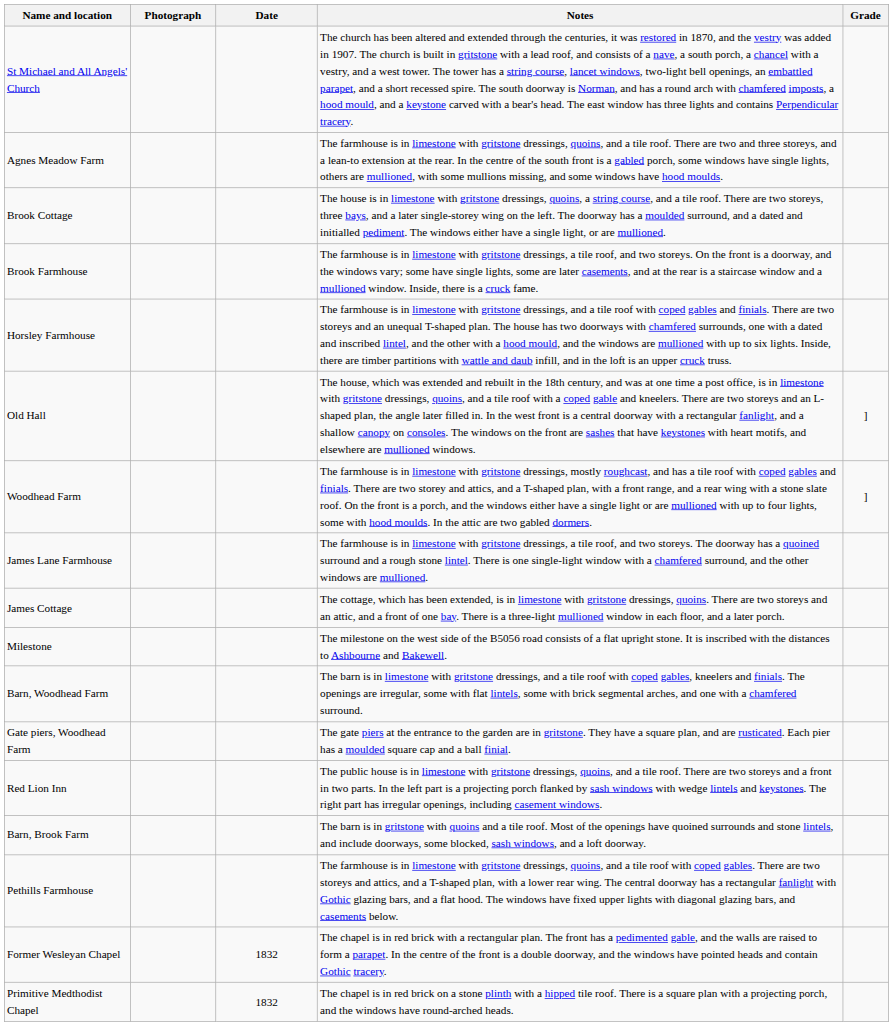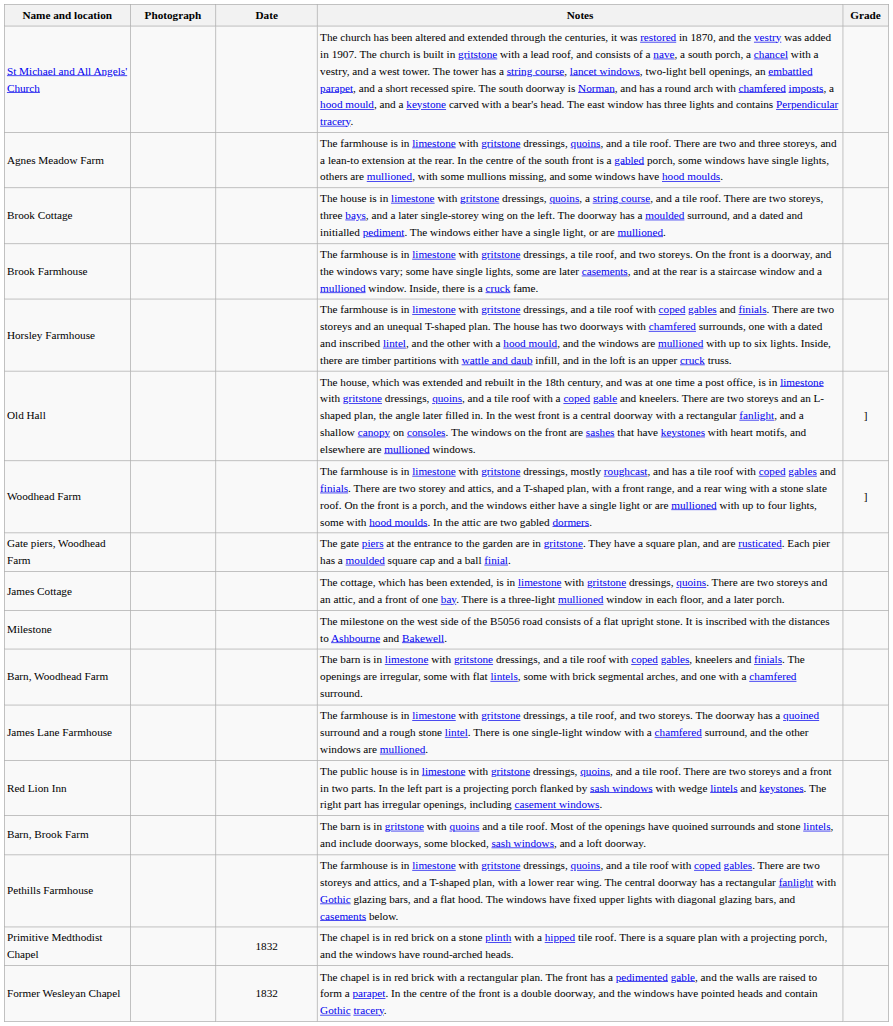rows swapped: (59, 560) <-> (56, 741)
rows swapped: (55, 1002) <-> (64, 954)
